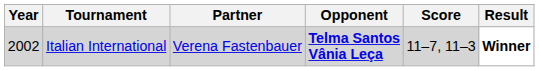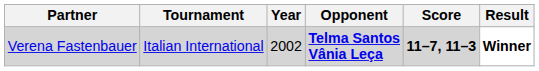columns swapped: (24, 15) <-> (237, 15)
(441, 46) normal -> (441, 46) bold
